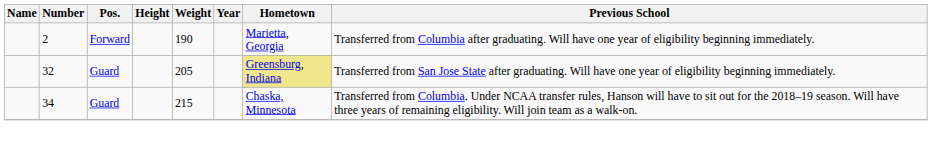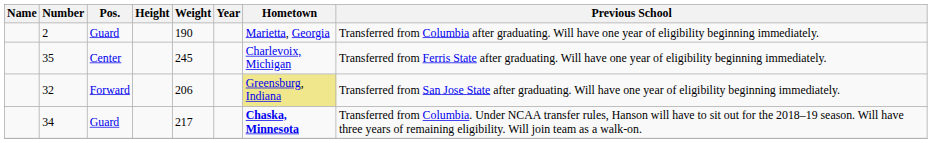(110, 39) Forward -> (104, 32) Guard
+ row: (48, 58)
(104, 71) Guard -> (110, 90) Forward
(184, 71) 205 -> (184, 90) 206
(184, 103) 215 -> (184, 122) 217
(271, 103) normal -> (272, 122) bold
